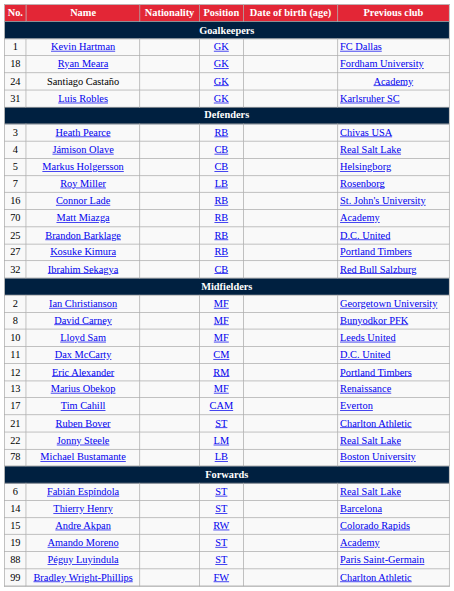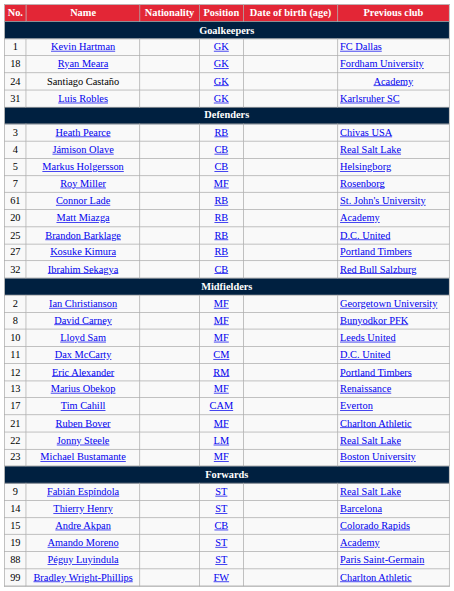(221, 184) LB -> (221, 184) MF
(15, 201) 16 -> (15, 201) 61
(15, 218) 70 -> (15, 218) 20
(221, 423) ST -> (221, 423) MF
(15, 458) 78 -> (15, 458) 23
(221, 458) LB -> (221, 458) MF
(15, 492) 6 -> (15, 492) 9
(221, 526) RW -> (221, 526) CB
